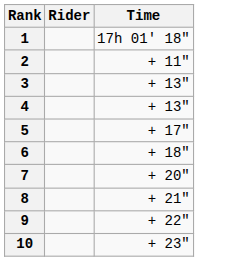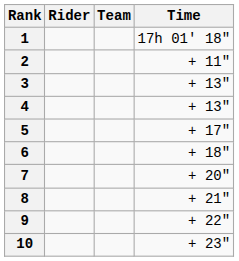+ column: (114, 16)
